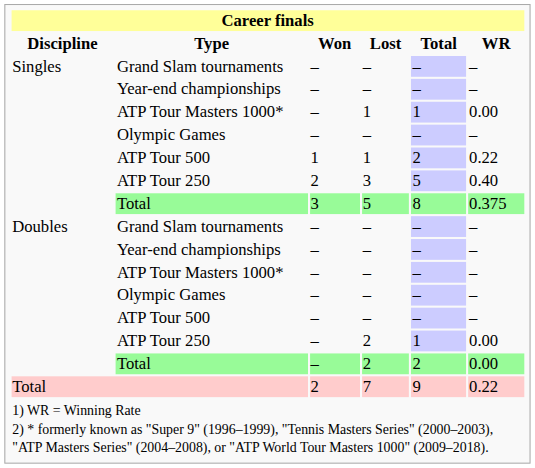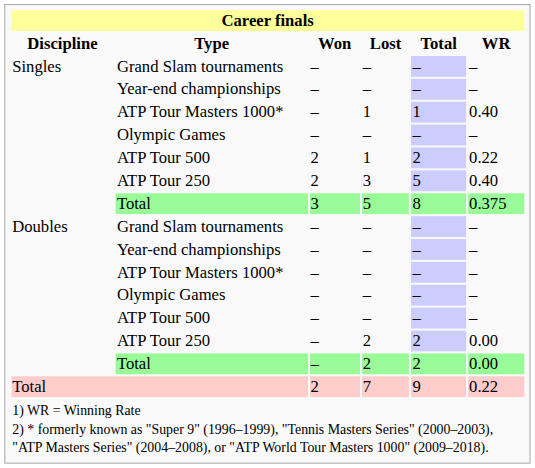(484, 112) 0.00 -> (484, 112) 0.40
(315, 158) 1 -> (315, 158) 2
(417, 341) 1 -> (417, 341) 2
